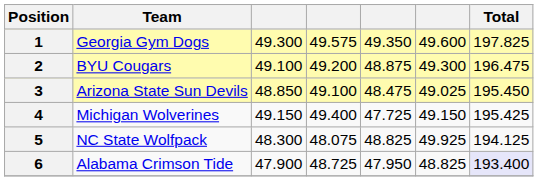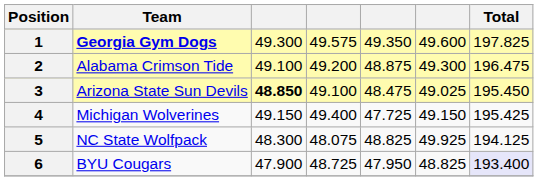(143, 42) normal -> (147, 42) bold
(124, 66) BYU Cougars -> (155, 66) Alabama Crimson Tide
(279, 91) normal -> (279, 91) bold
(155, 164) Alabama Crimson Tide -> (124, 164) BYU Cougars
